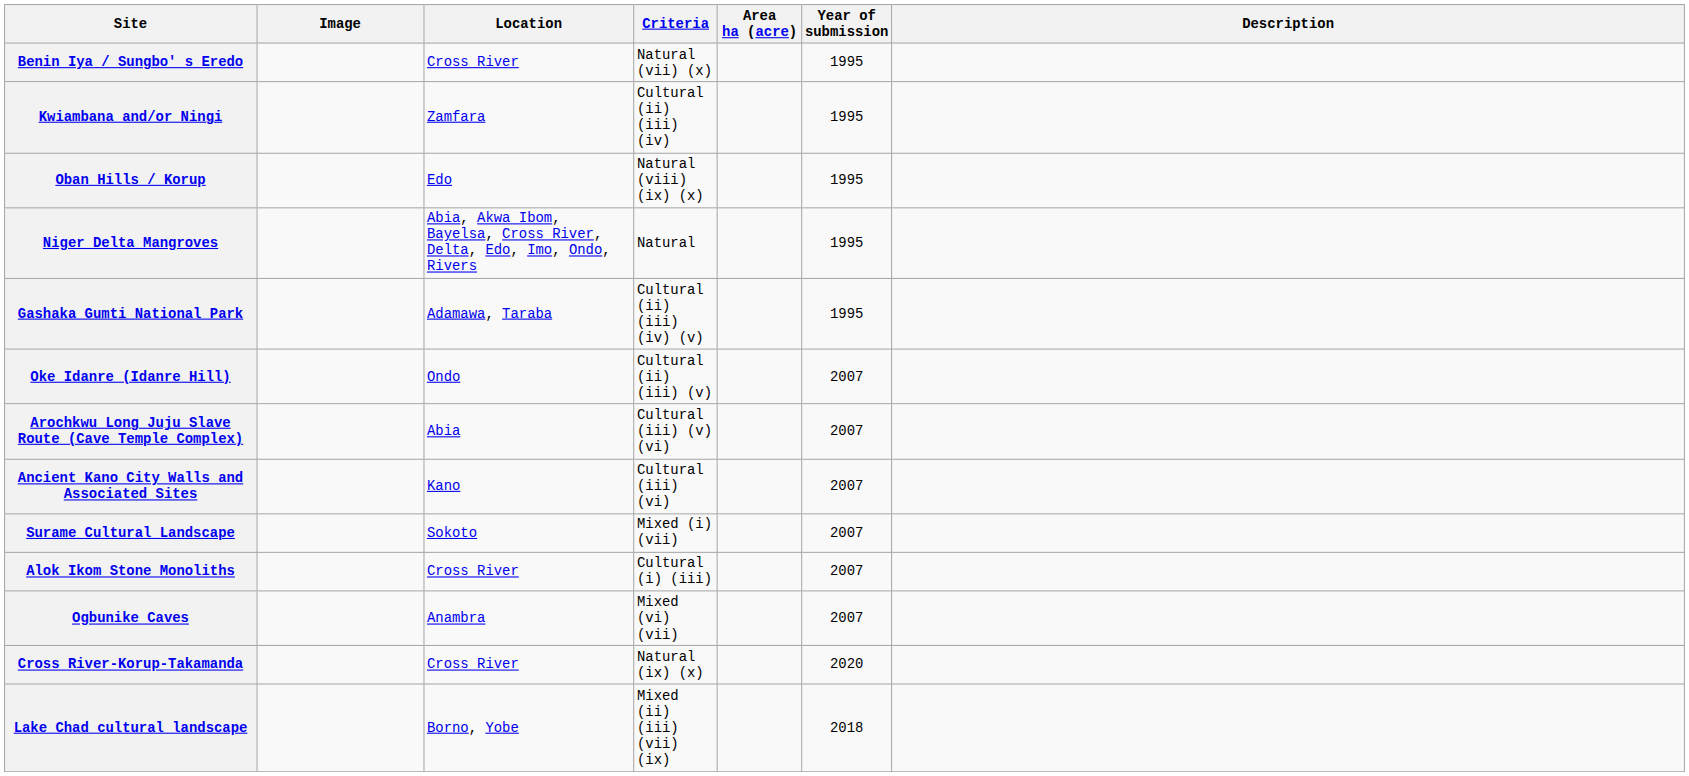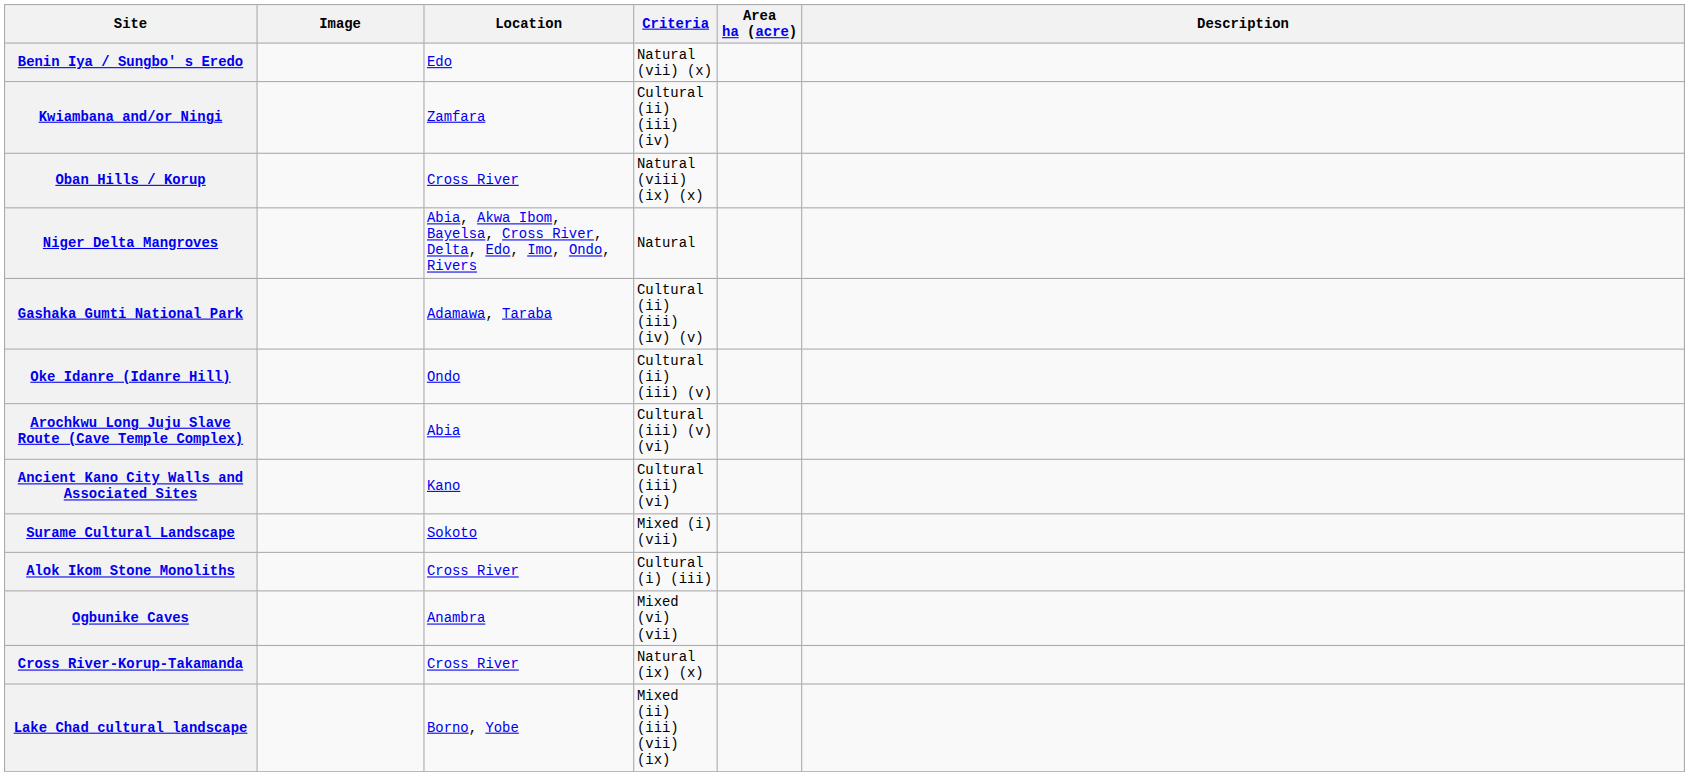- column: (847, 24)
(473, 63) Cross River -> (439, 63) Edo
(439, 180) Edo -> (473, 180) Cross River
